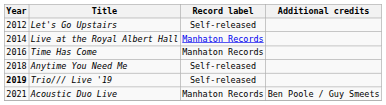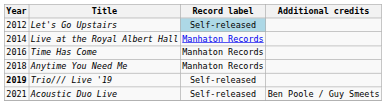(223, 25) no background -> (223, 25) lightblue background
(223, 66) Self-released -> (223, 66) Manhaton Records
(223, 94) Manhaton Records -> (223, 94) Self-released
